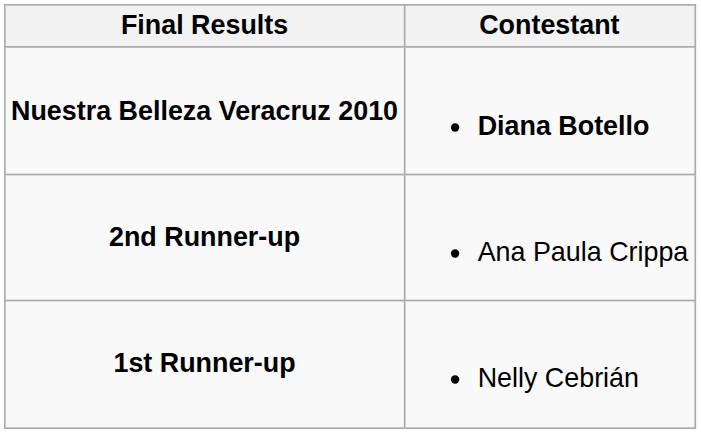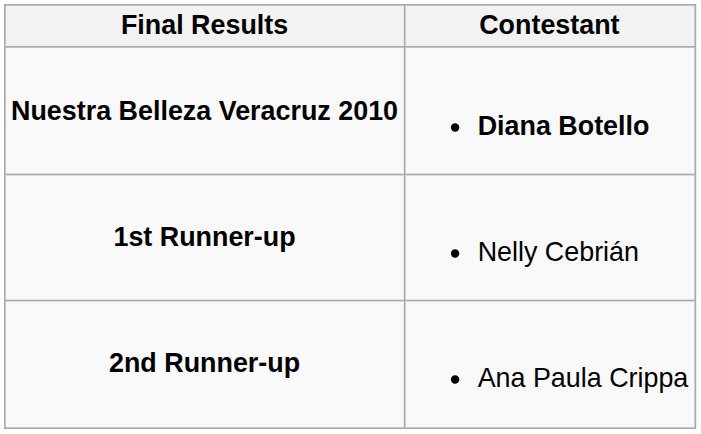rows swapped: (205, 363) <-> (205, 237)
